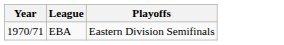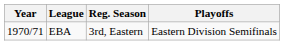+ column: (117, 13)
